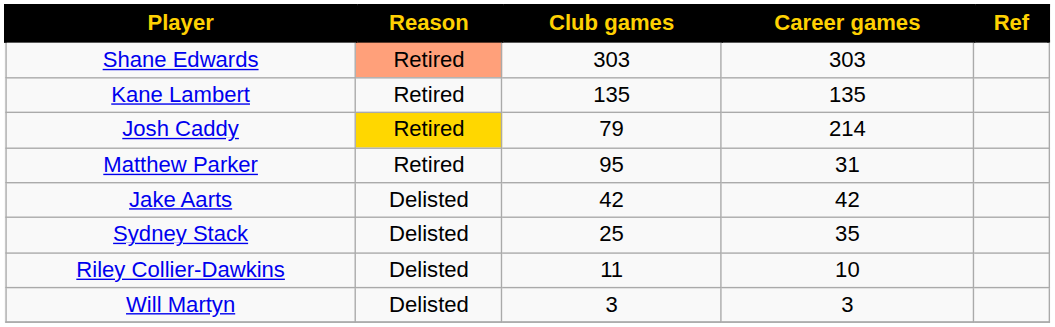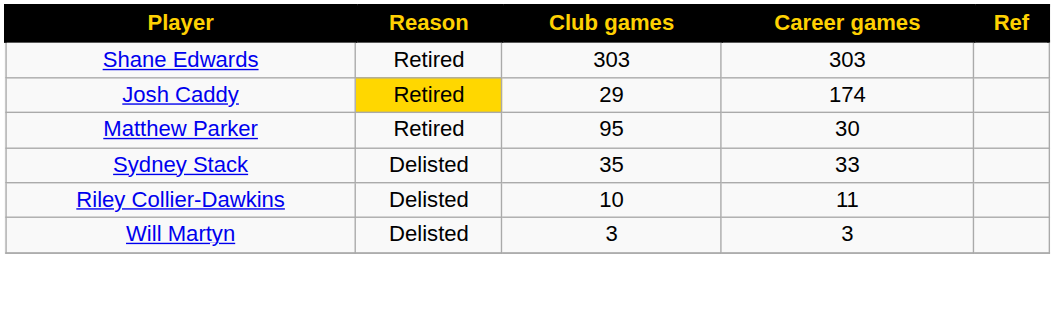(429, 59) lightsalmon background -> (429, 59) no background
- row: (181, 94)
(612, 129) 79 -> (612, 94) 29
(847, 129) 214 -> (847, 94) 174
(847, 164) 31 -> (847, 129) 30
- row: (181, 199)
(612, 234) 25 -> (612, 164) 35
(847, 234) 35 -> (847, 164) 33
(612, 269) 11 -> (612, 199) 10
(847, 269) 10 -> (847, 199) 11
